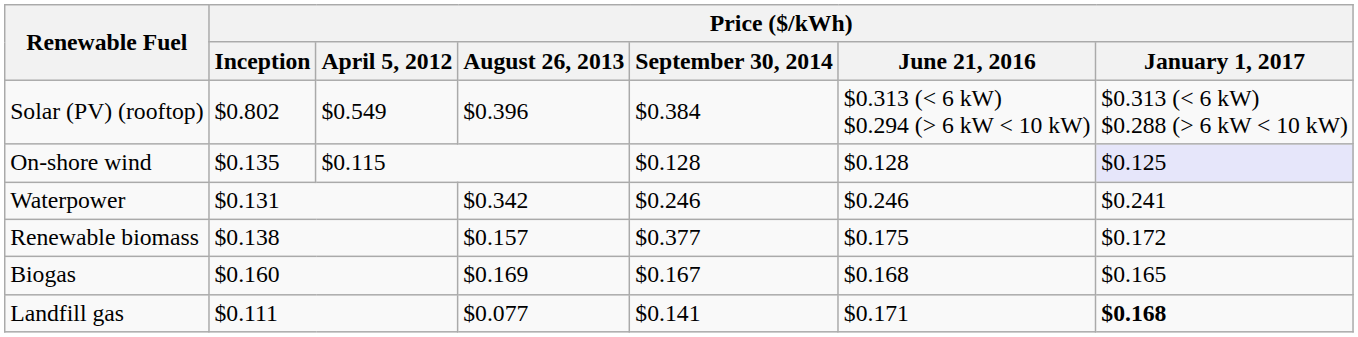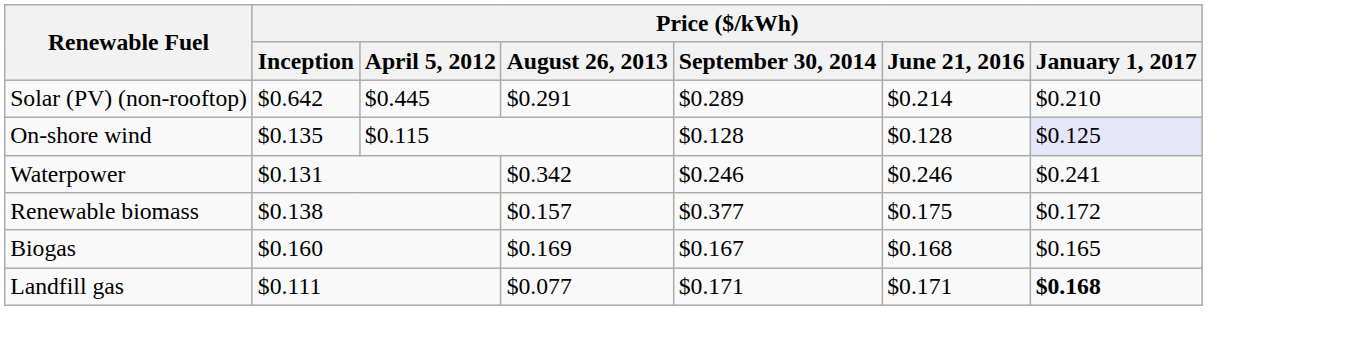- row: (107, 111)
+ row: (129, 98)
(668, 312) $0.141 -> (711, 286) $0.171
